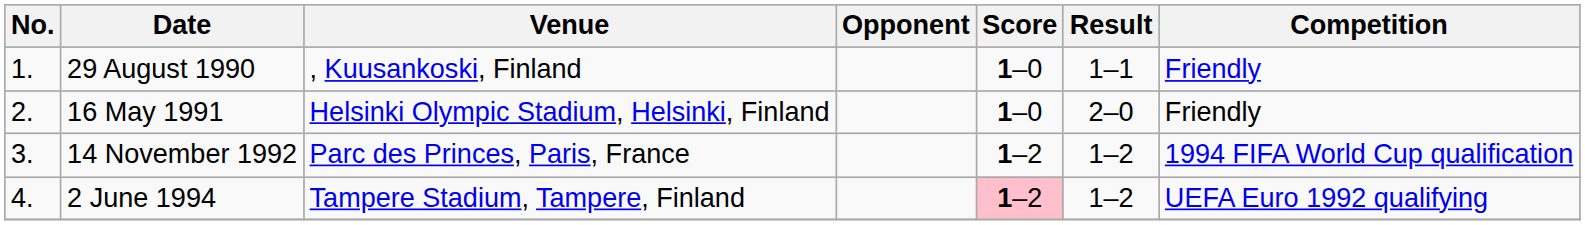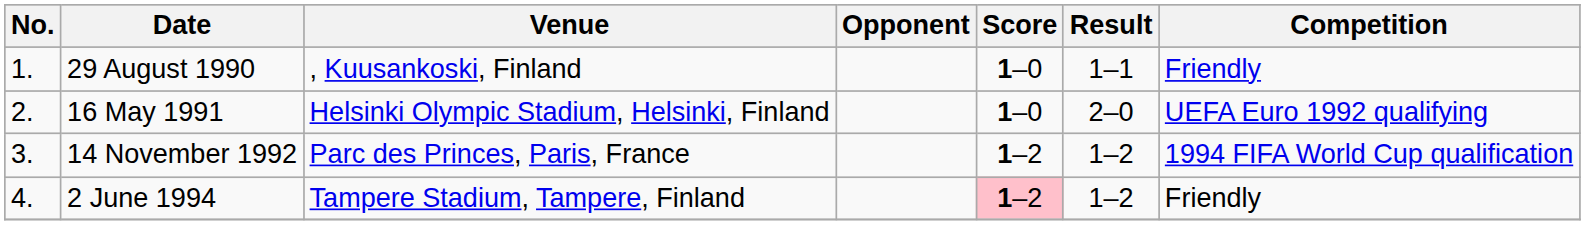(1213, 111) Friendly -> (1326, 111) UEFA Euro 1992 qualifying
(1326, 197) UEFA Euro 1992 qualifying -> (1213, 197) Friendly
